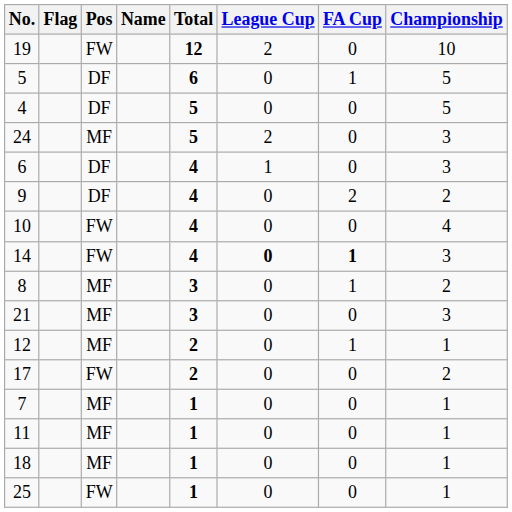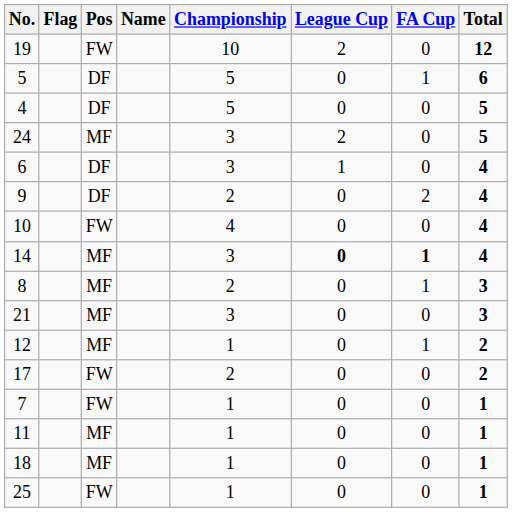columns swapped: (447, 19) <-> (194, 19)
(99, 256) FW -> (99, 256) MF
(99, 403) MF -> (99, 403) FW
